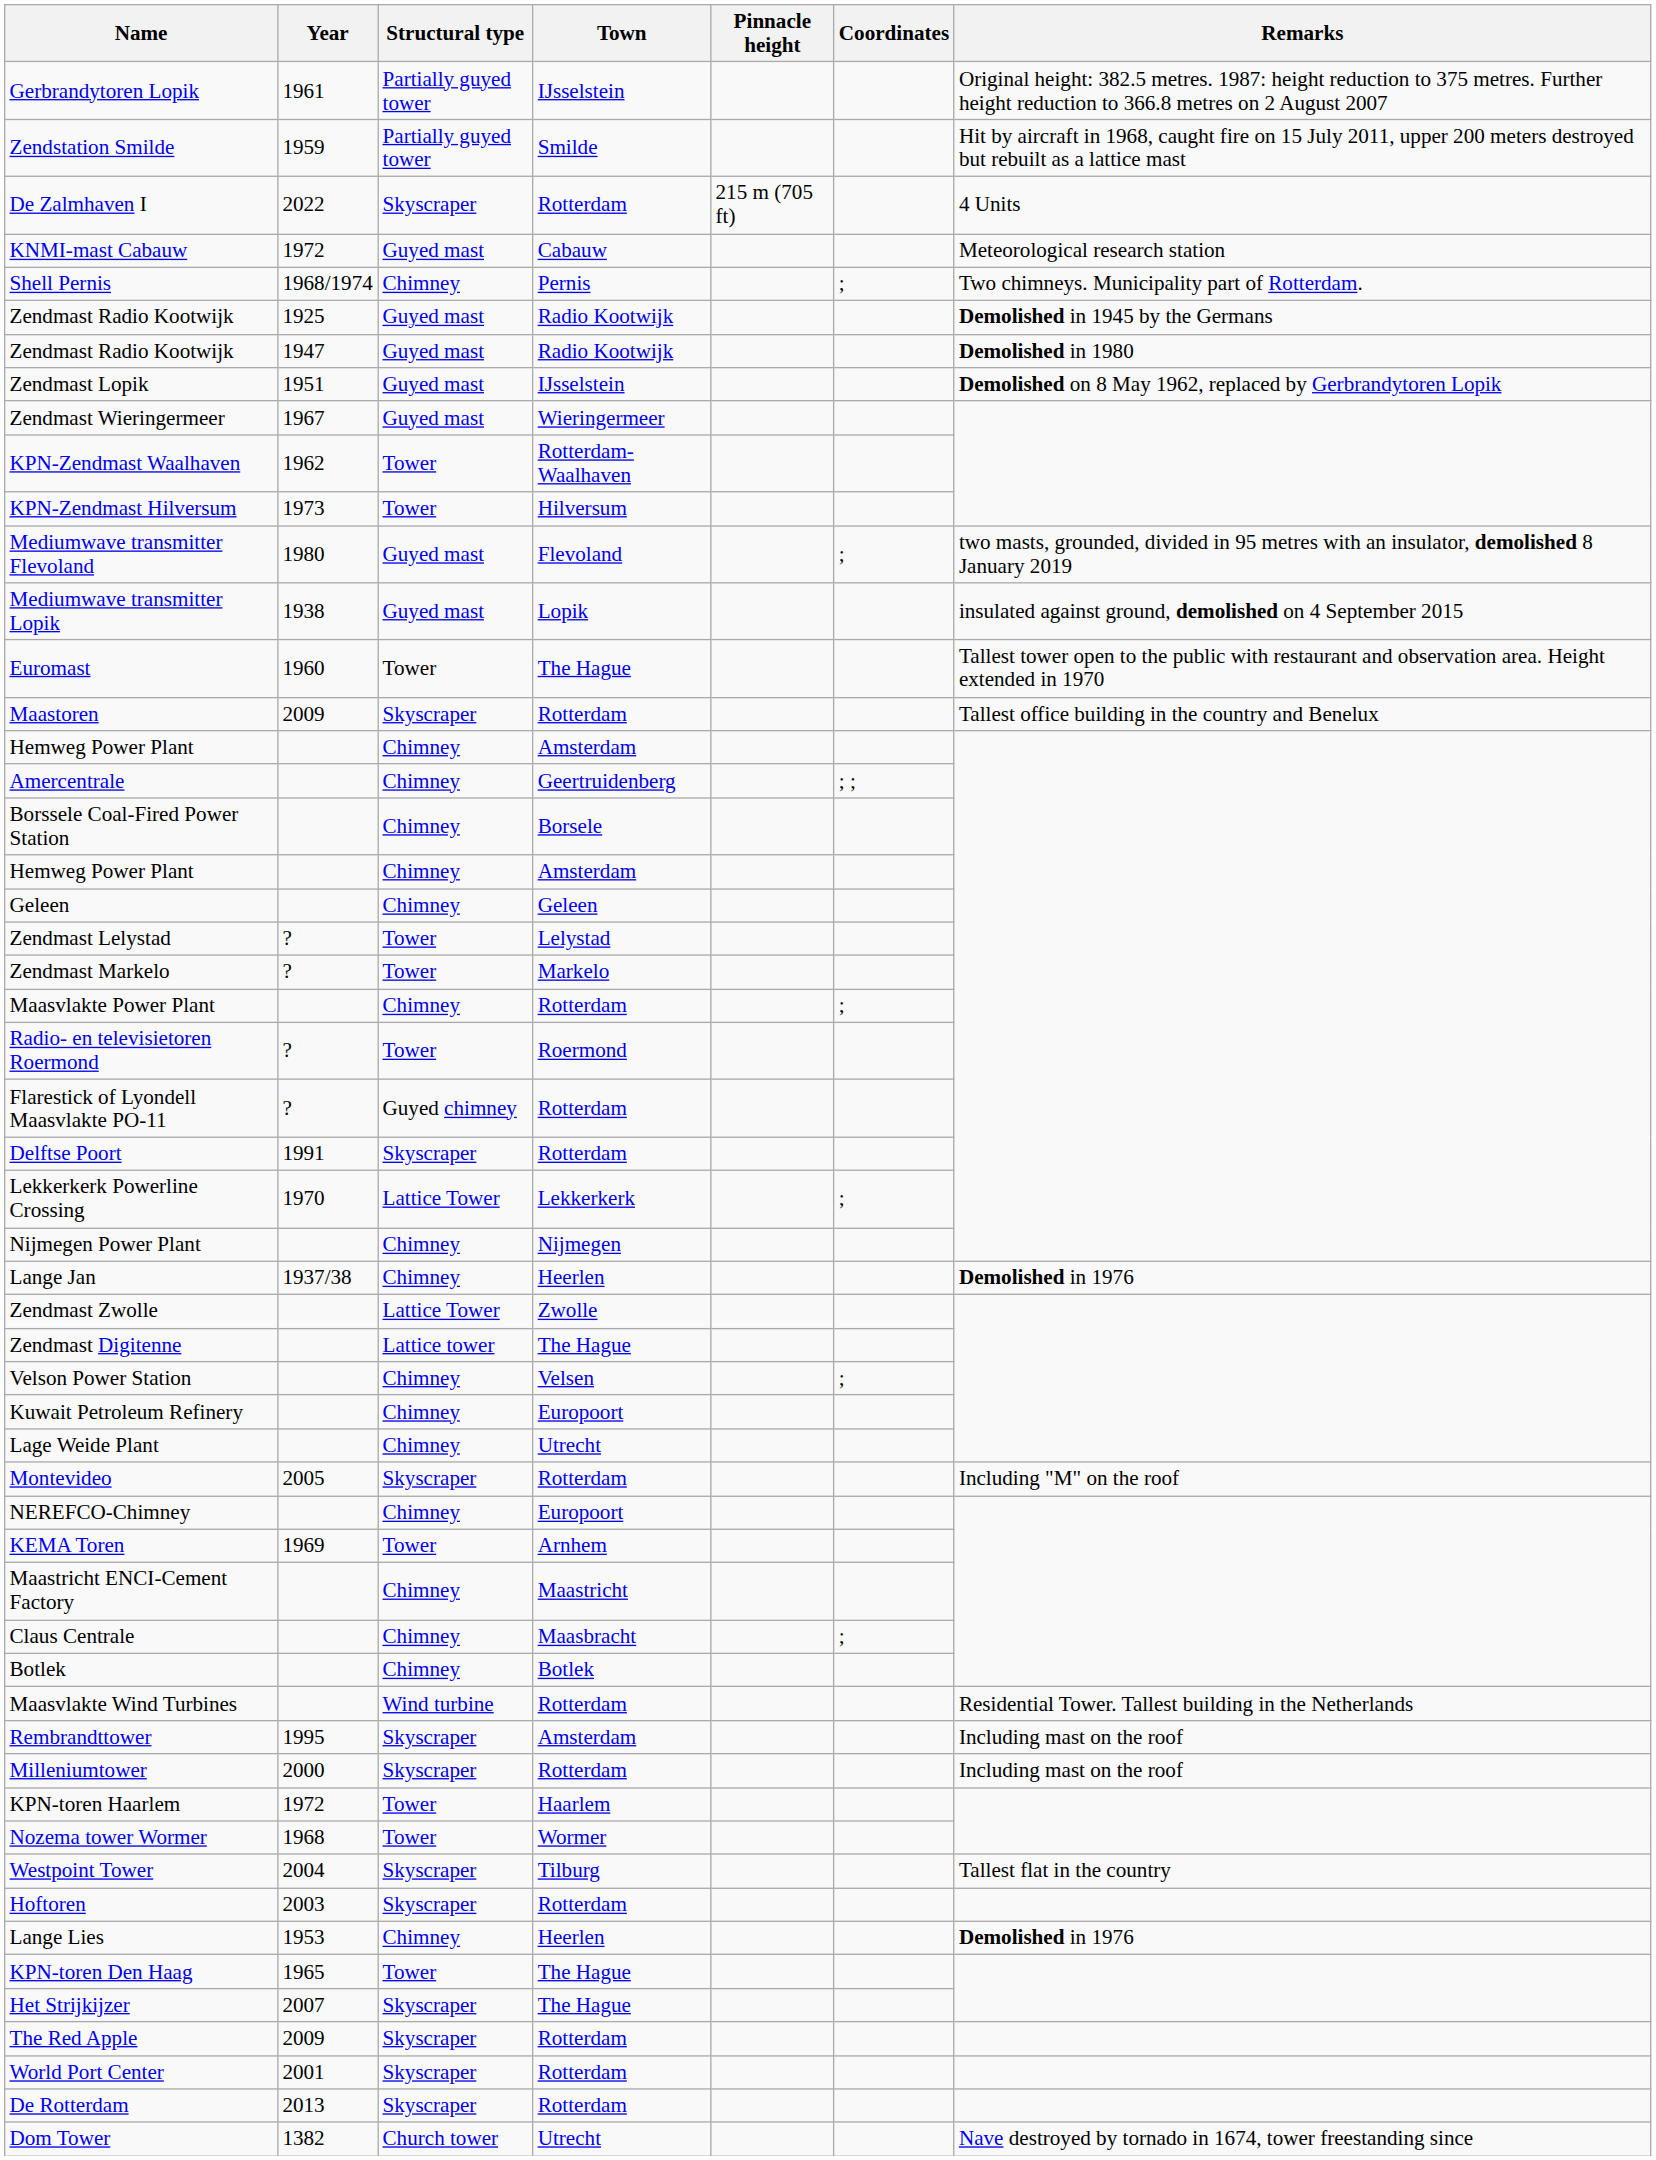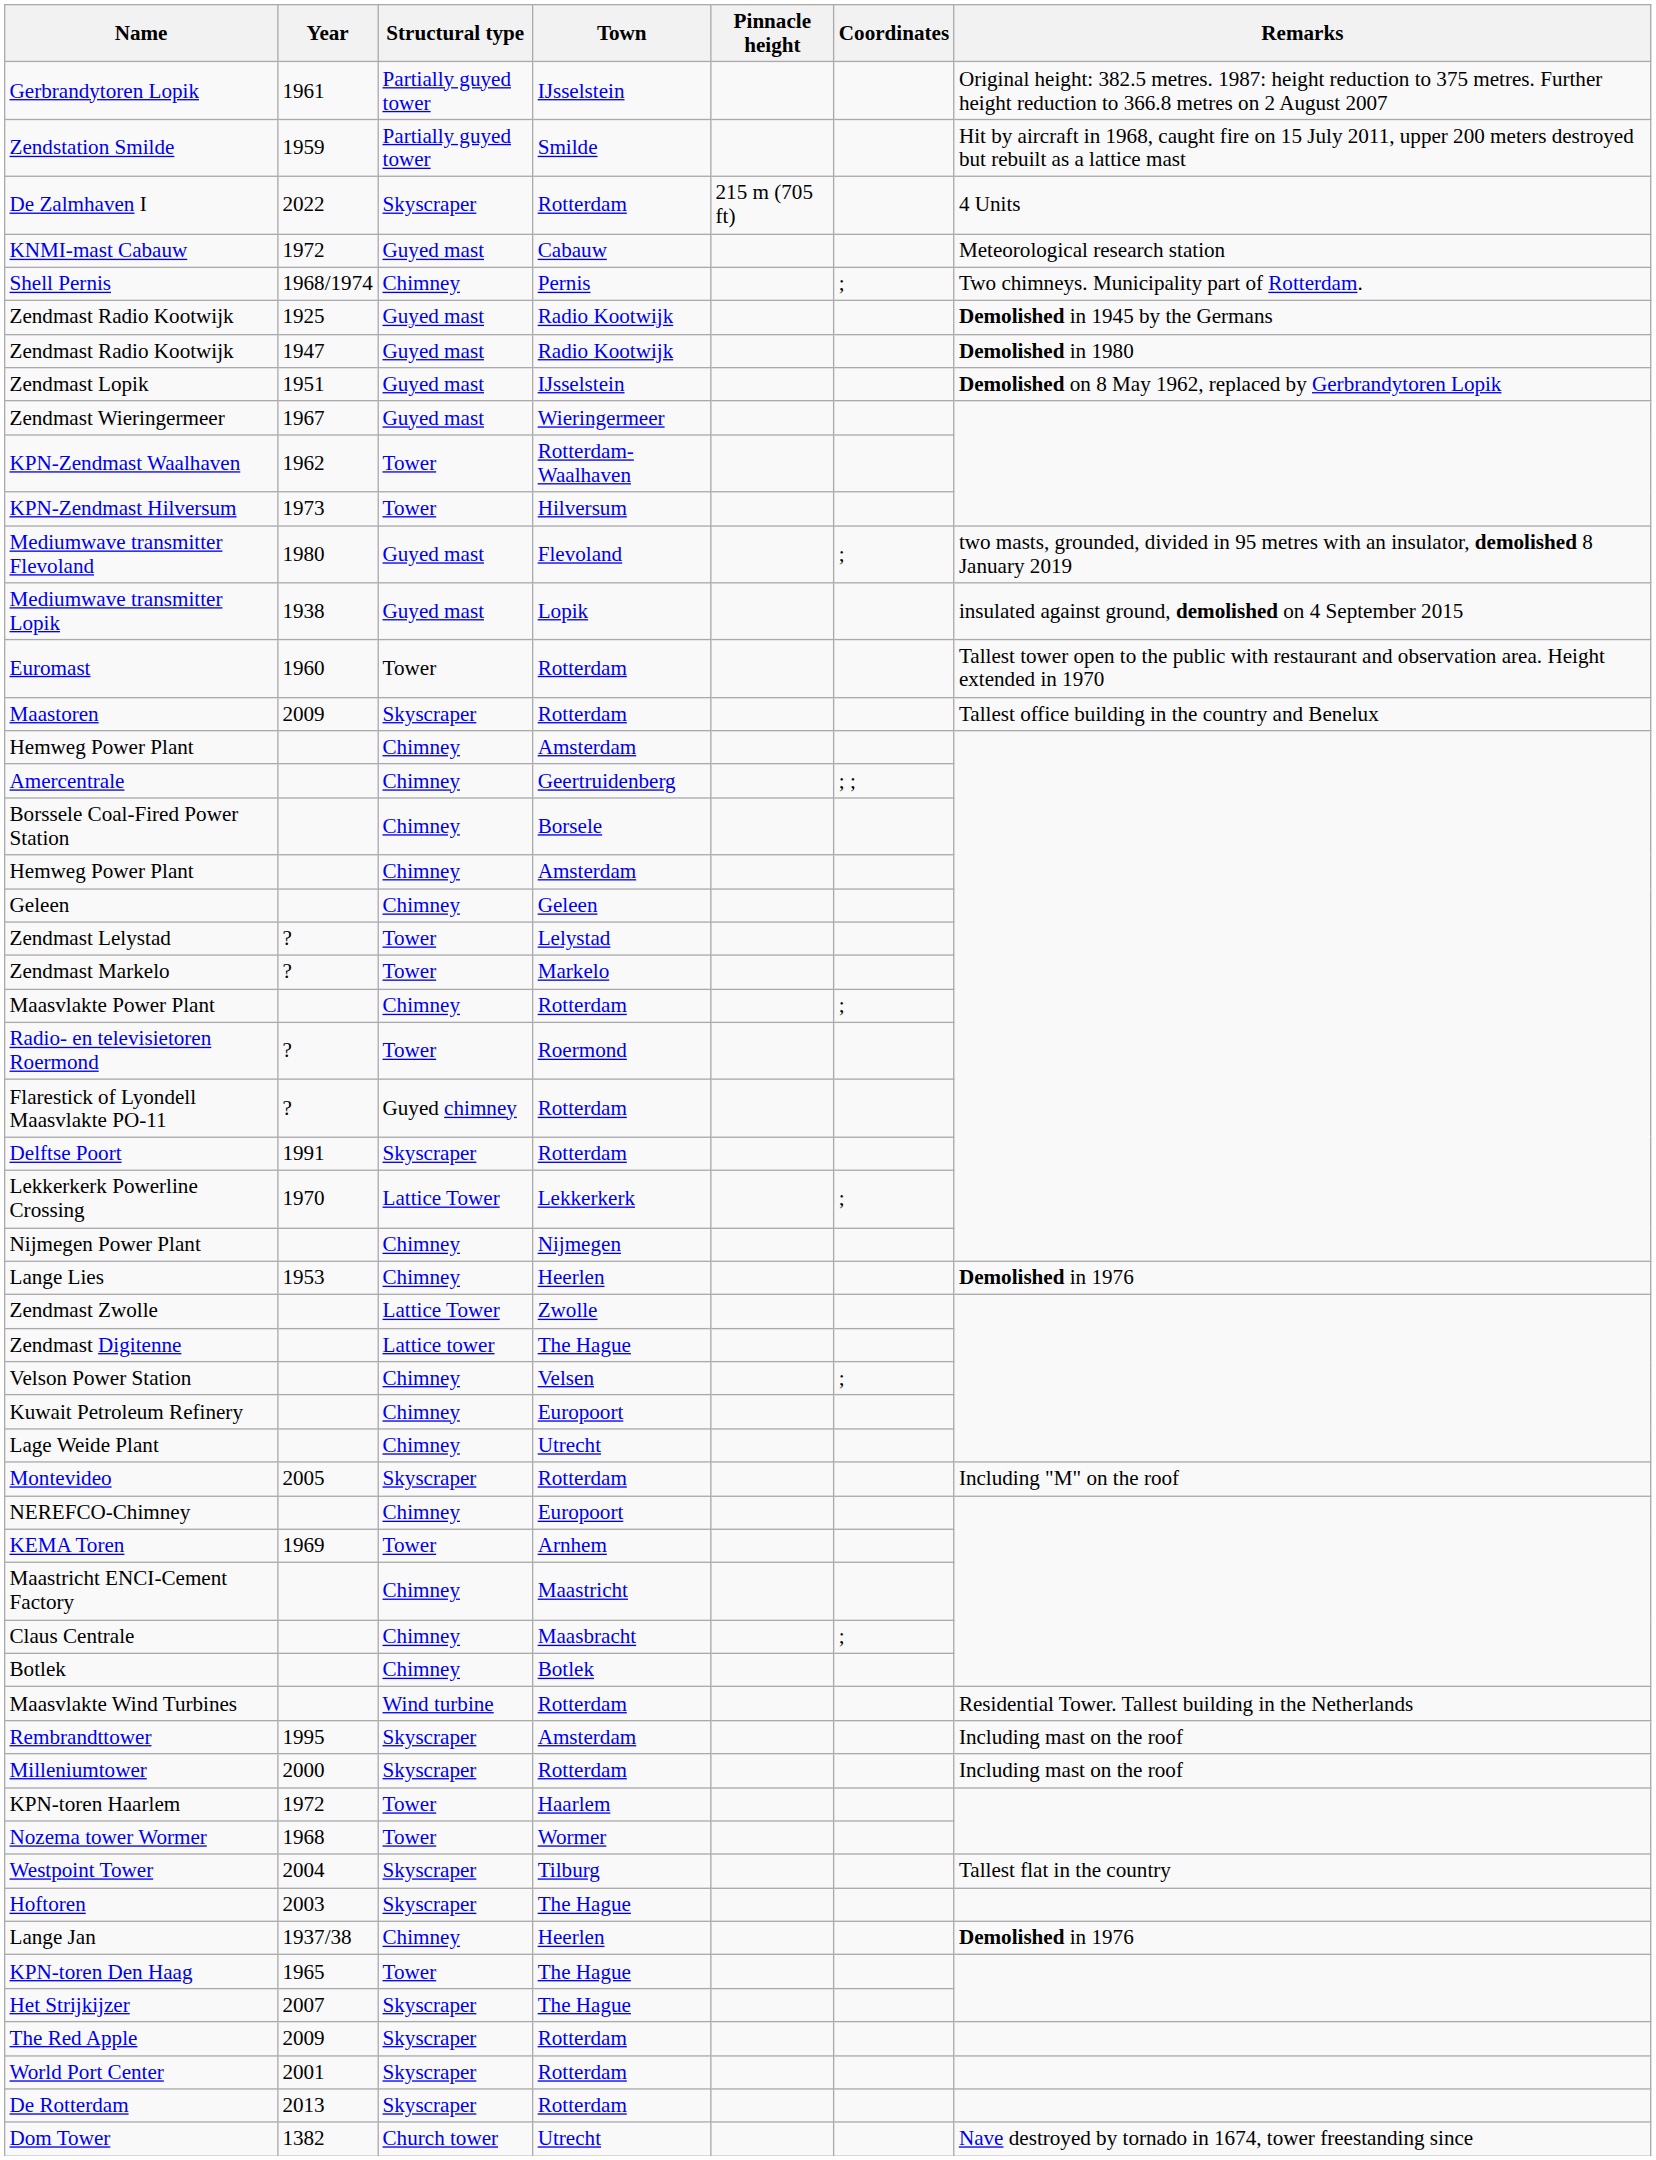(584, 668) The Hague -> (582, 668) Rotterdam
rows swapped: (57, 1937) <-> (53, 1277)
(582, 1904) Rotterdam -> (584, 1904) The Hague
